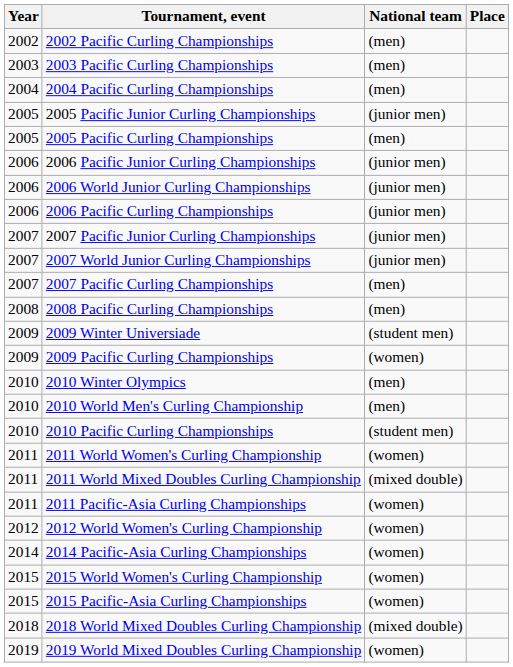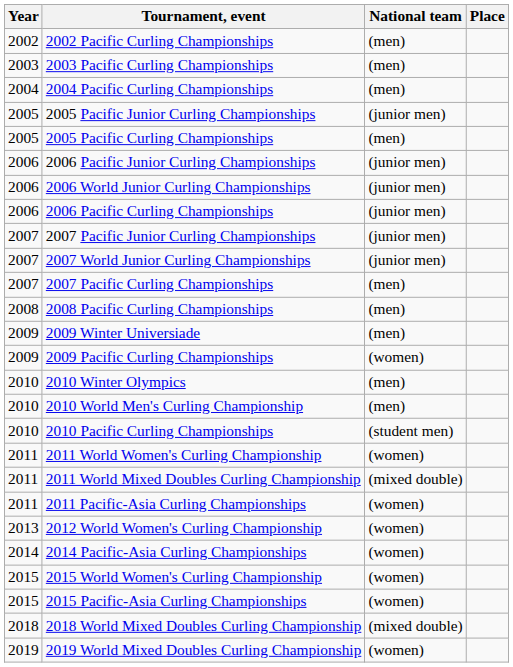(411, 333) (student men) -> (387, 333) (men)
(23, 528) 2012 -> (23, 528) 2013
